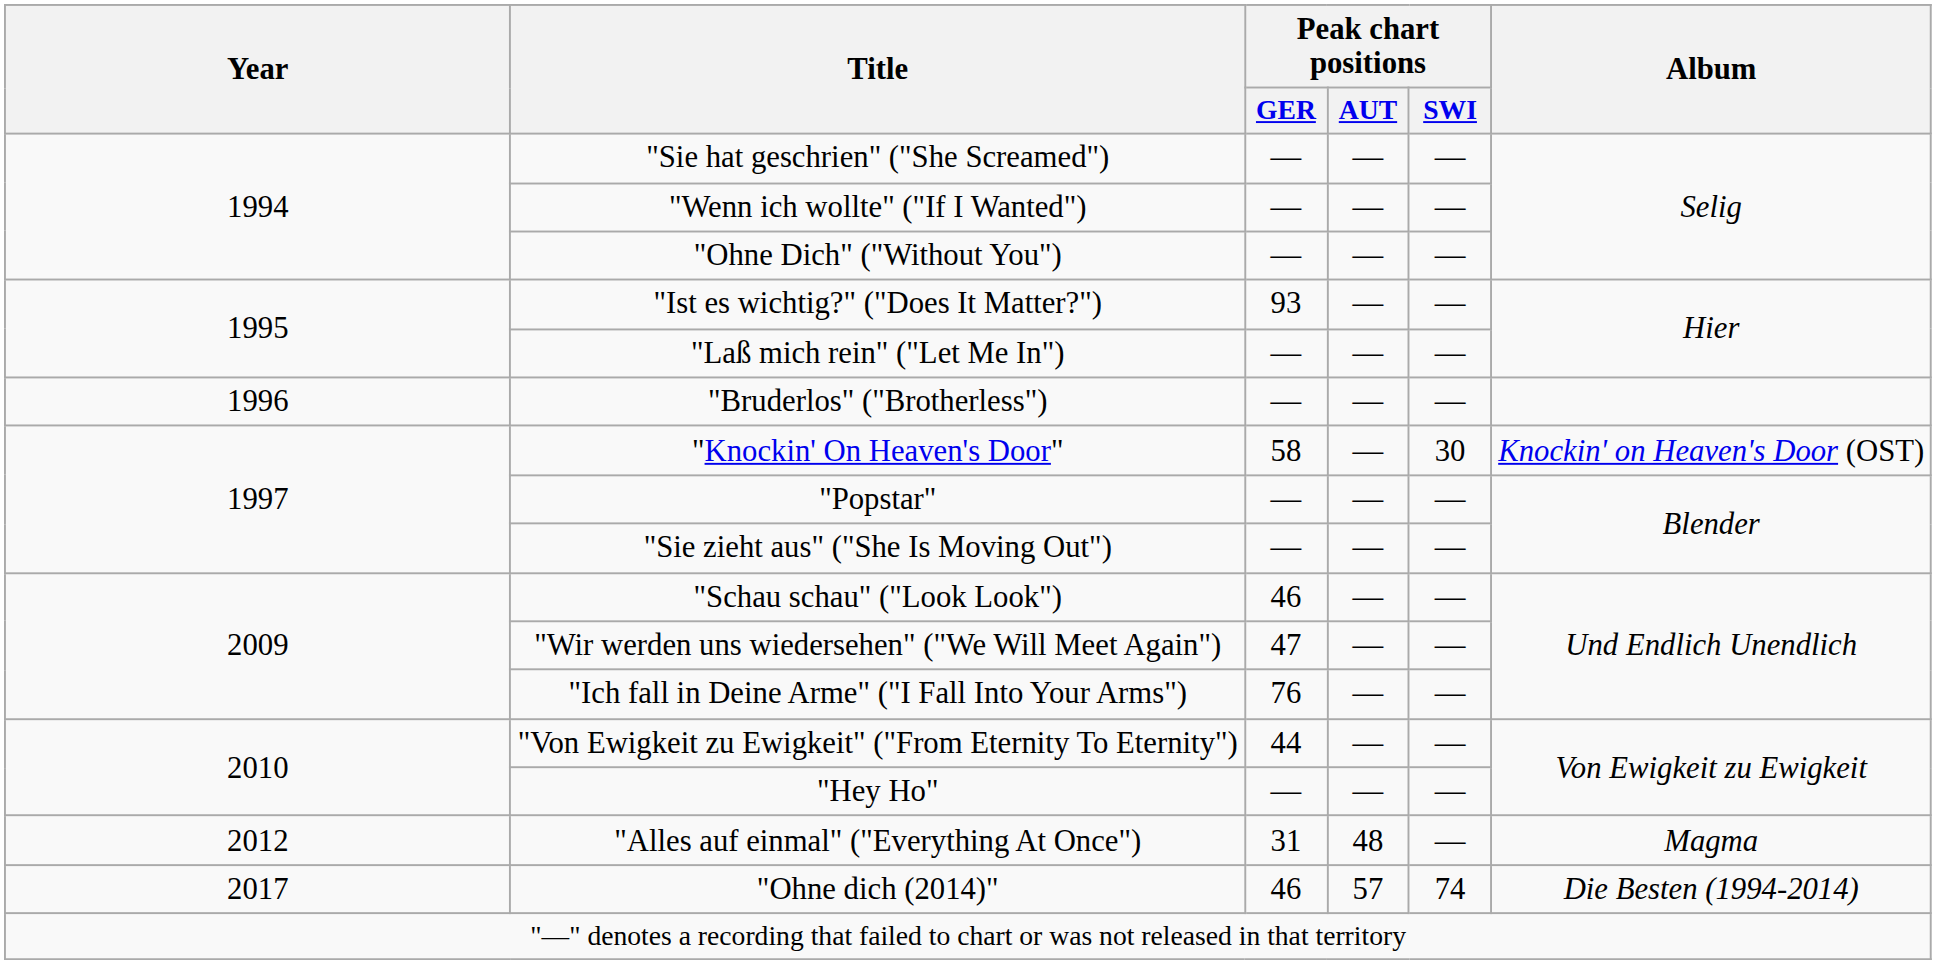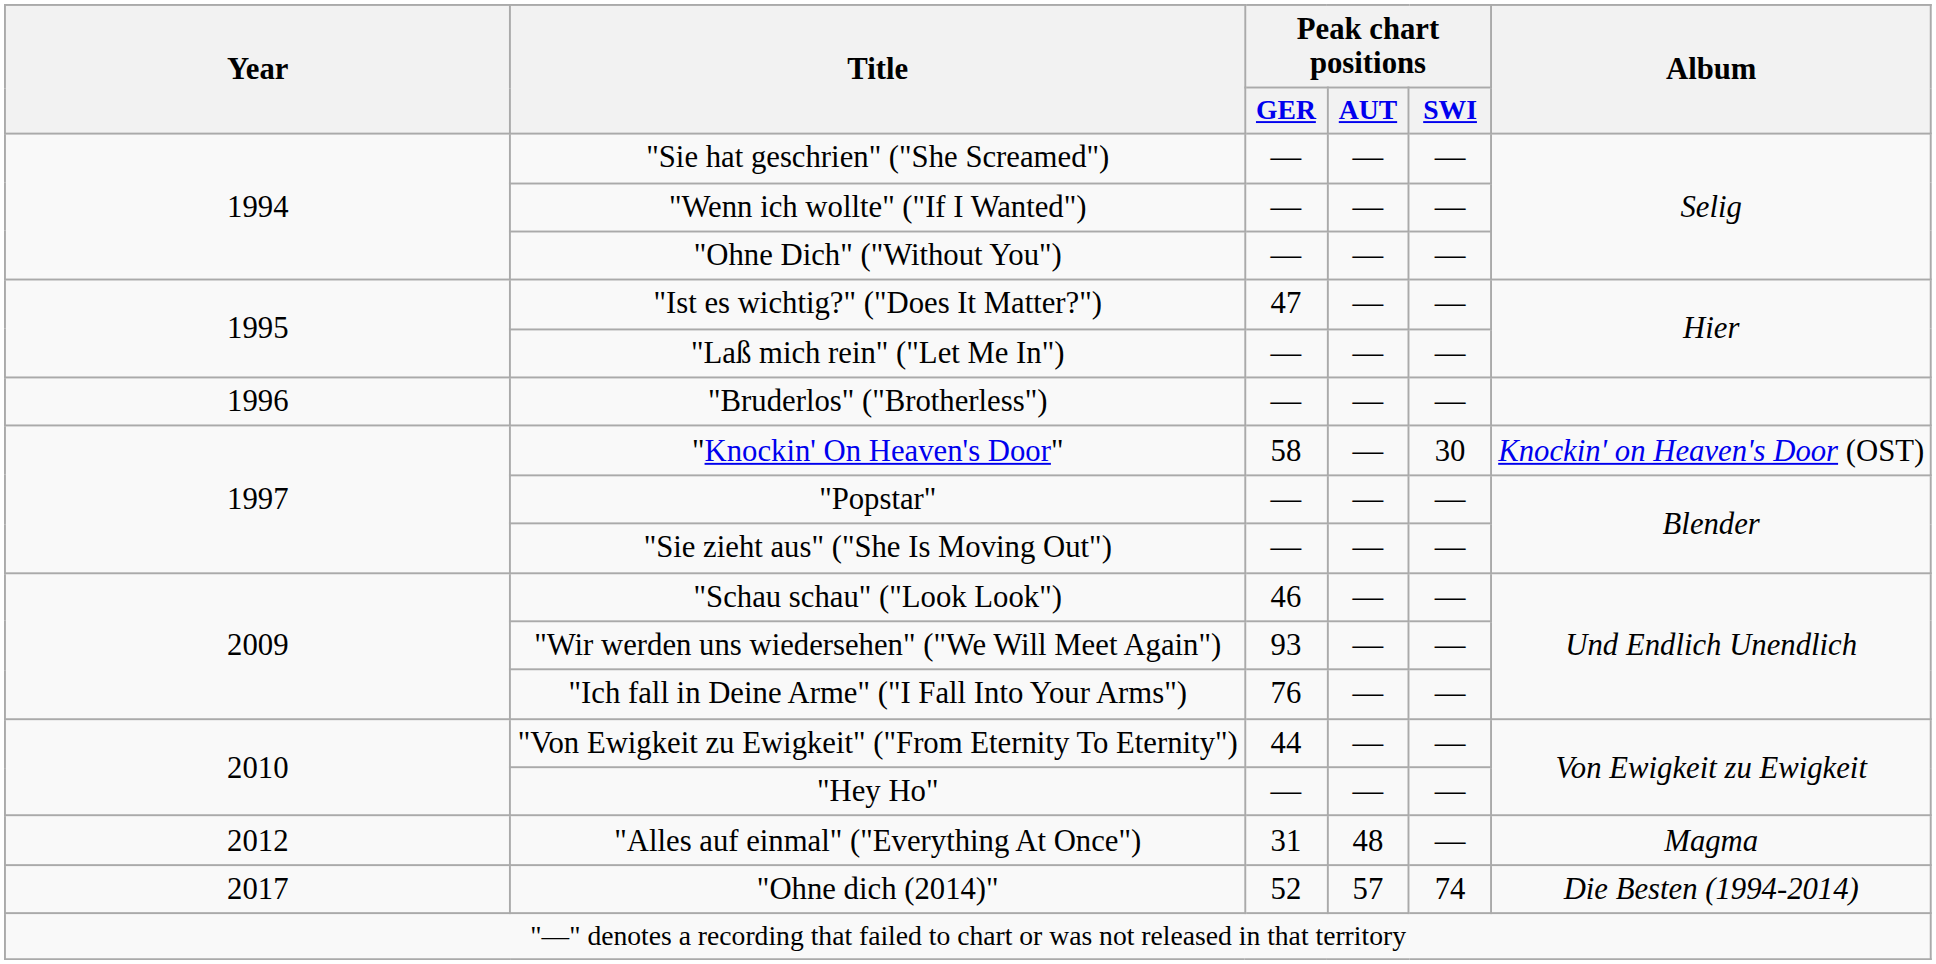(1286, 303) 93 -> (1286, 303) 47
(1286, 644) 47 -> (1286, 644) 93
(1286, 888) 46 -> (1286, 888) 52
